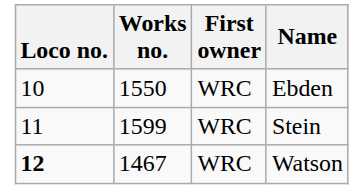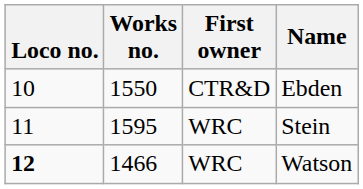(225, 88) WRC -> (229, 88) CTR&D
(143, 125) 1599 -> (133, 125) 1595
(143, 163) 1467 -> (133, 163) 1466
